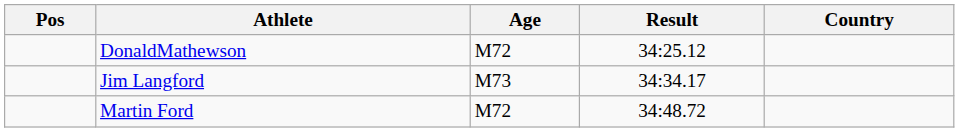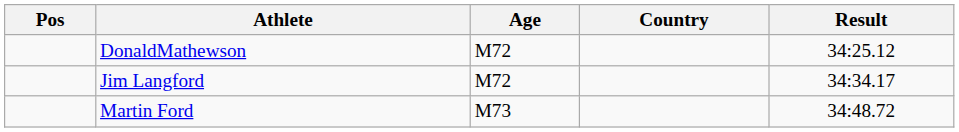columns swapped: (859, 19) <-> (672, 19)
(493, 80) M73 -> (493, 80) M72
(493, 111) M72 -> (493, 111) M73
